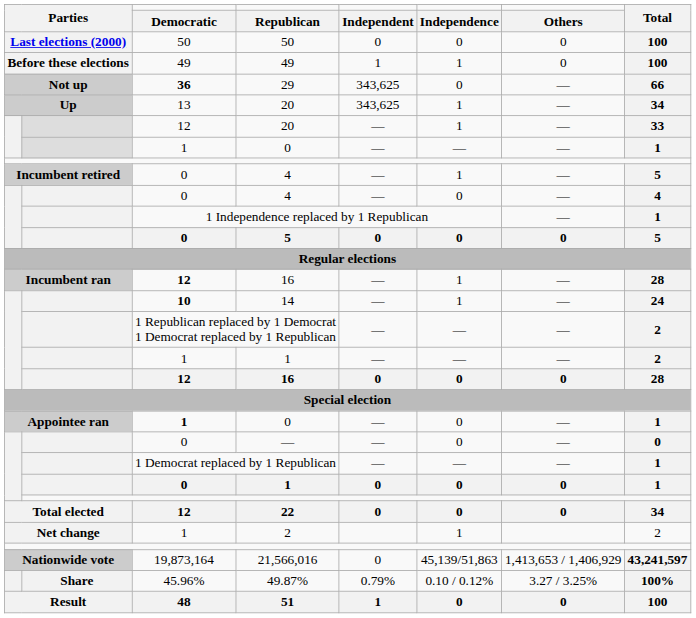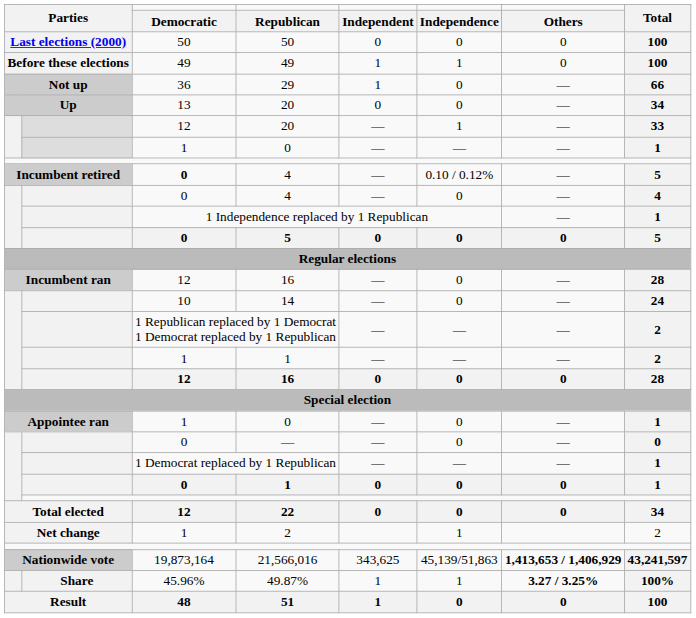(184, 84) bold -> (184, 84) normal
(378, 84) 343,625 -> (378, 84) 1
(378, 105) 343,625 -> (378, 105) 0
(459, 105) 1 -> (459, 105) 0
(184, 174) normal -> (184, 174) bold
(459, 174) 1 -> (459, 174) 0.10 / 0.12%
(184, 280) bold -> (184, 280) normal
(459, 280) 1 -> (459, 280) 0
(184, 301) bold -> (184, 301) normal
(459, 301) 1 -> (459, 301) 0
(184, 421) bold -> (184, 421) normal
(378, 559) 0 -> (378, 559) 343,625
(563, 559) normal -> (563, 559) bold
(378, 580) 0.79% -> (378, 580) 1
(459, 580) 0.10 / 0.12% -> (459, 580) 1
(563, 580) normal -> (563, 580) bold
